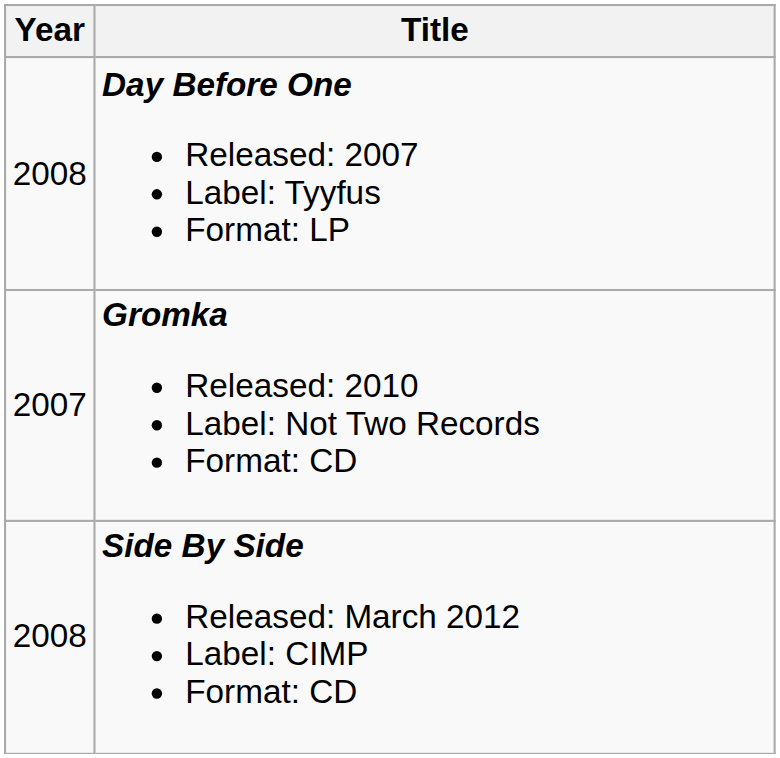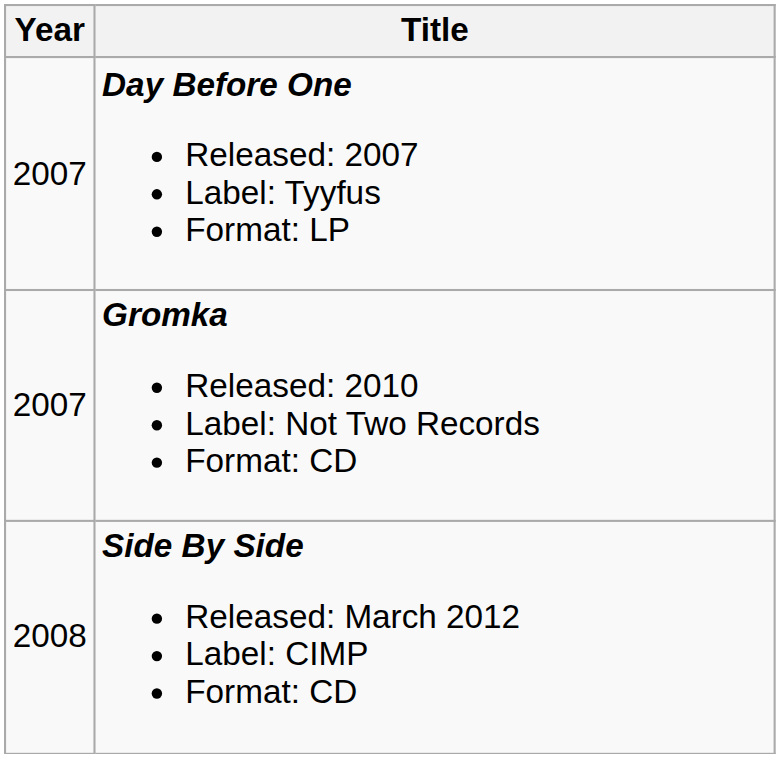(50, 173) 2008 -> (50, 173) 2007
